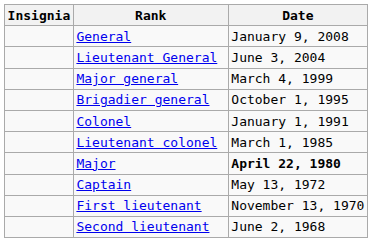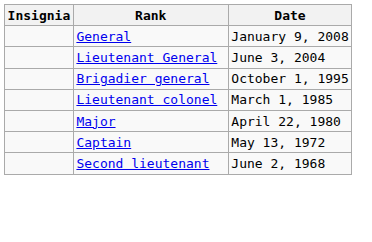- row: (127, 79)
- row: (104, 121)
(286, 163) bold -> (286, 121) normal
- row: (139, 206)
